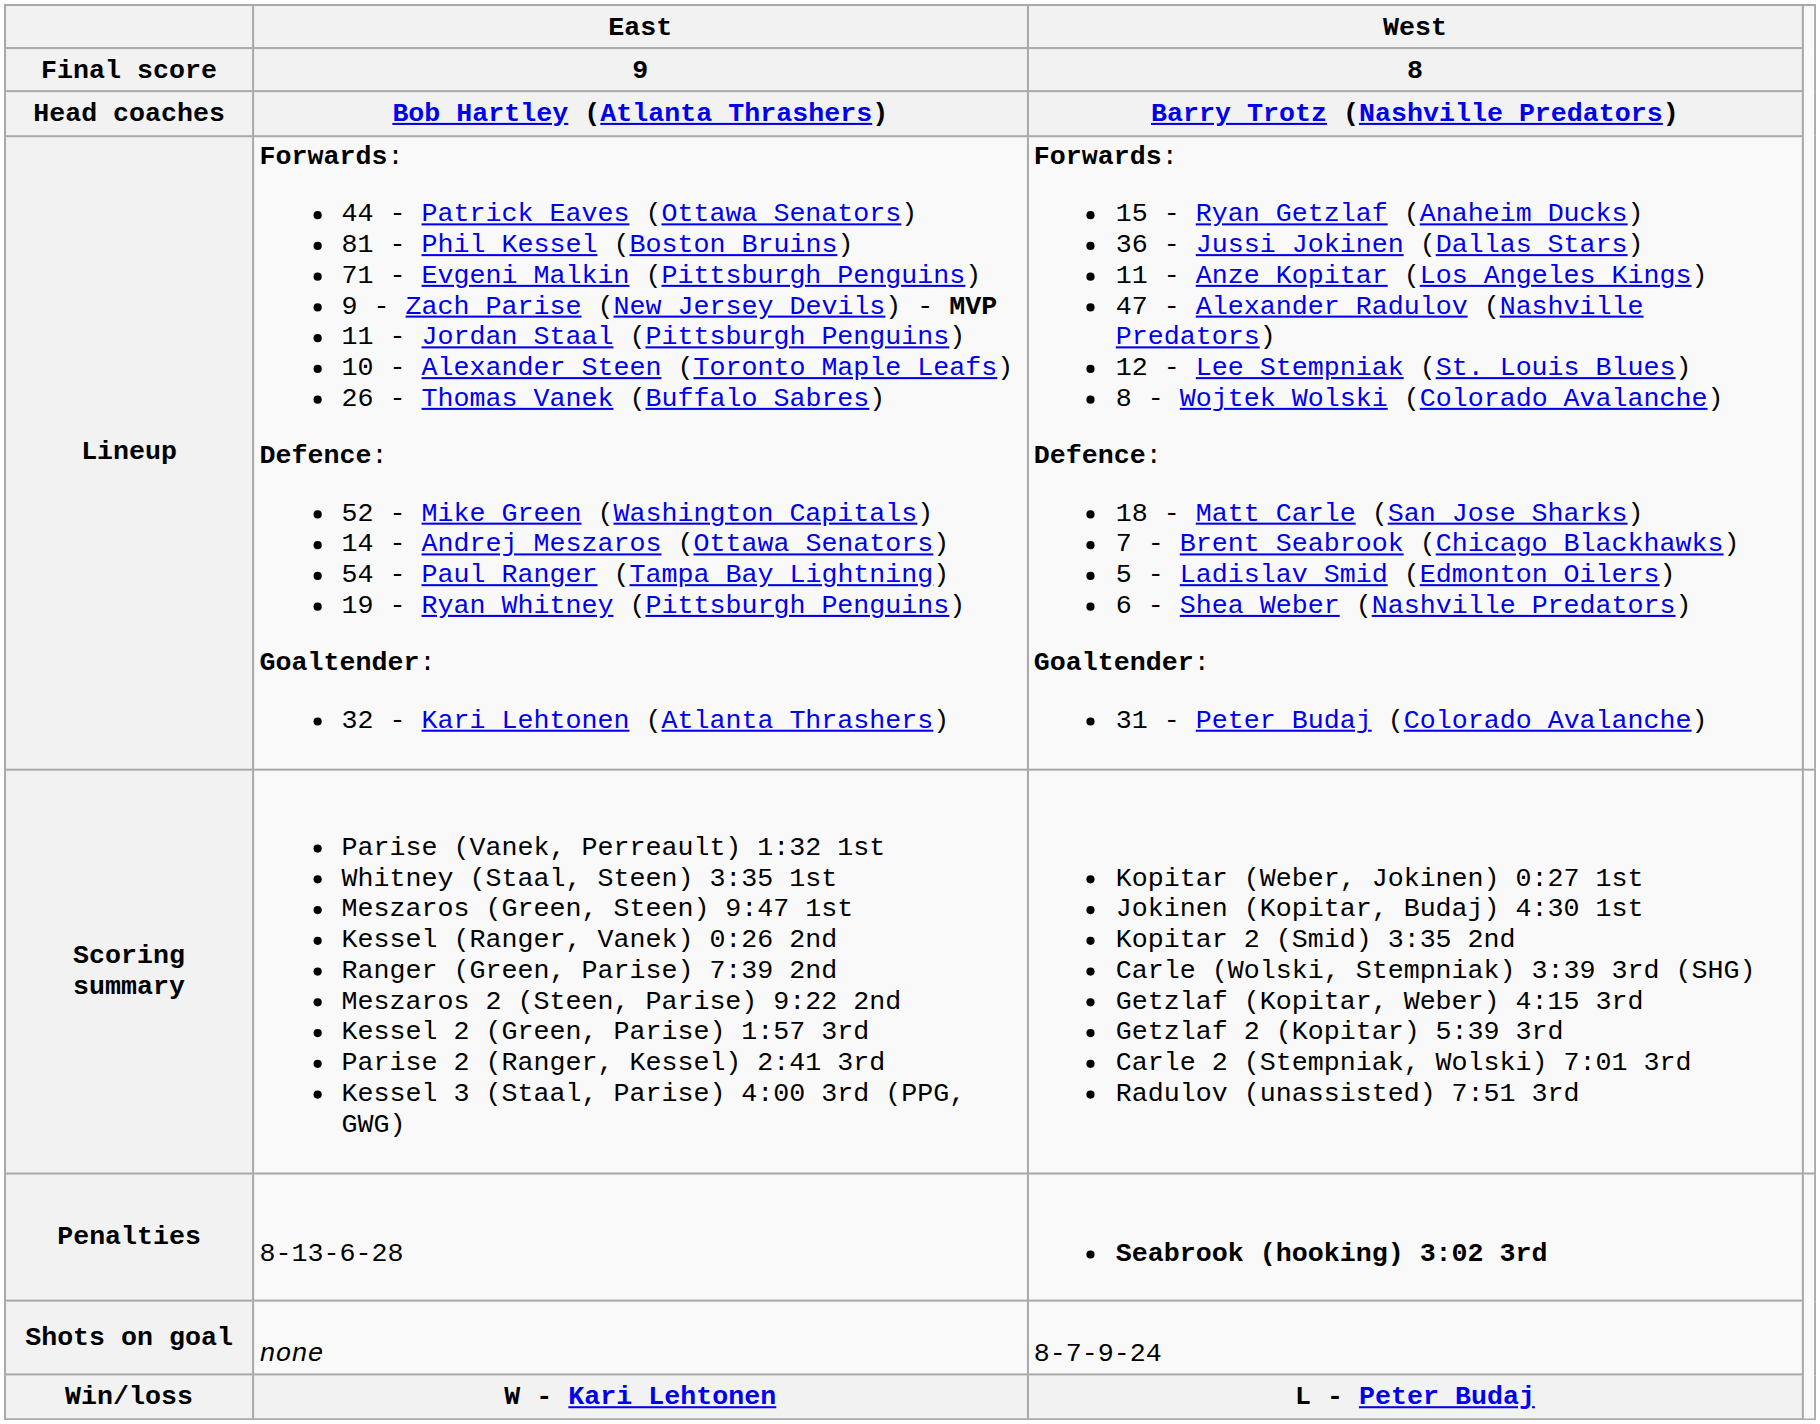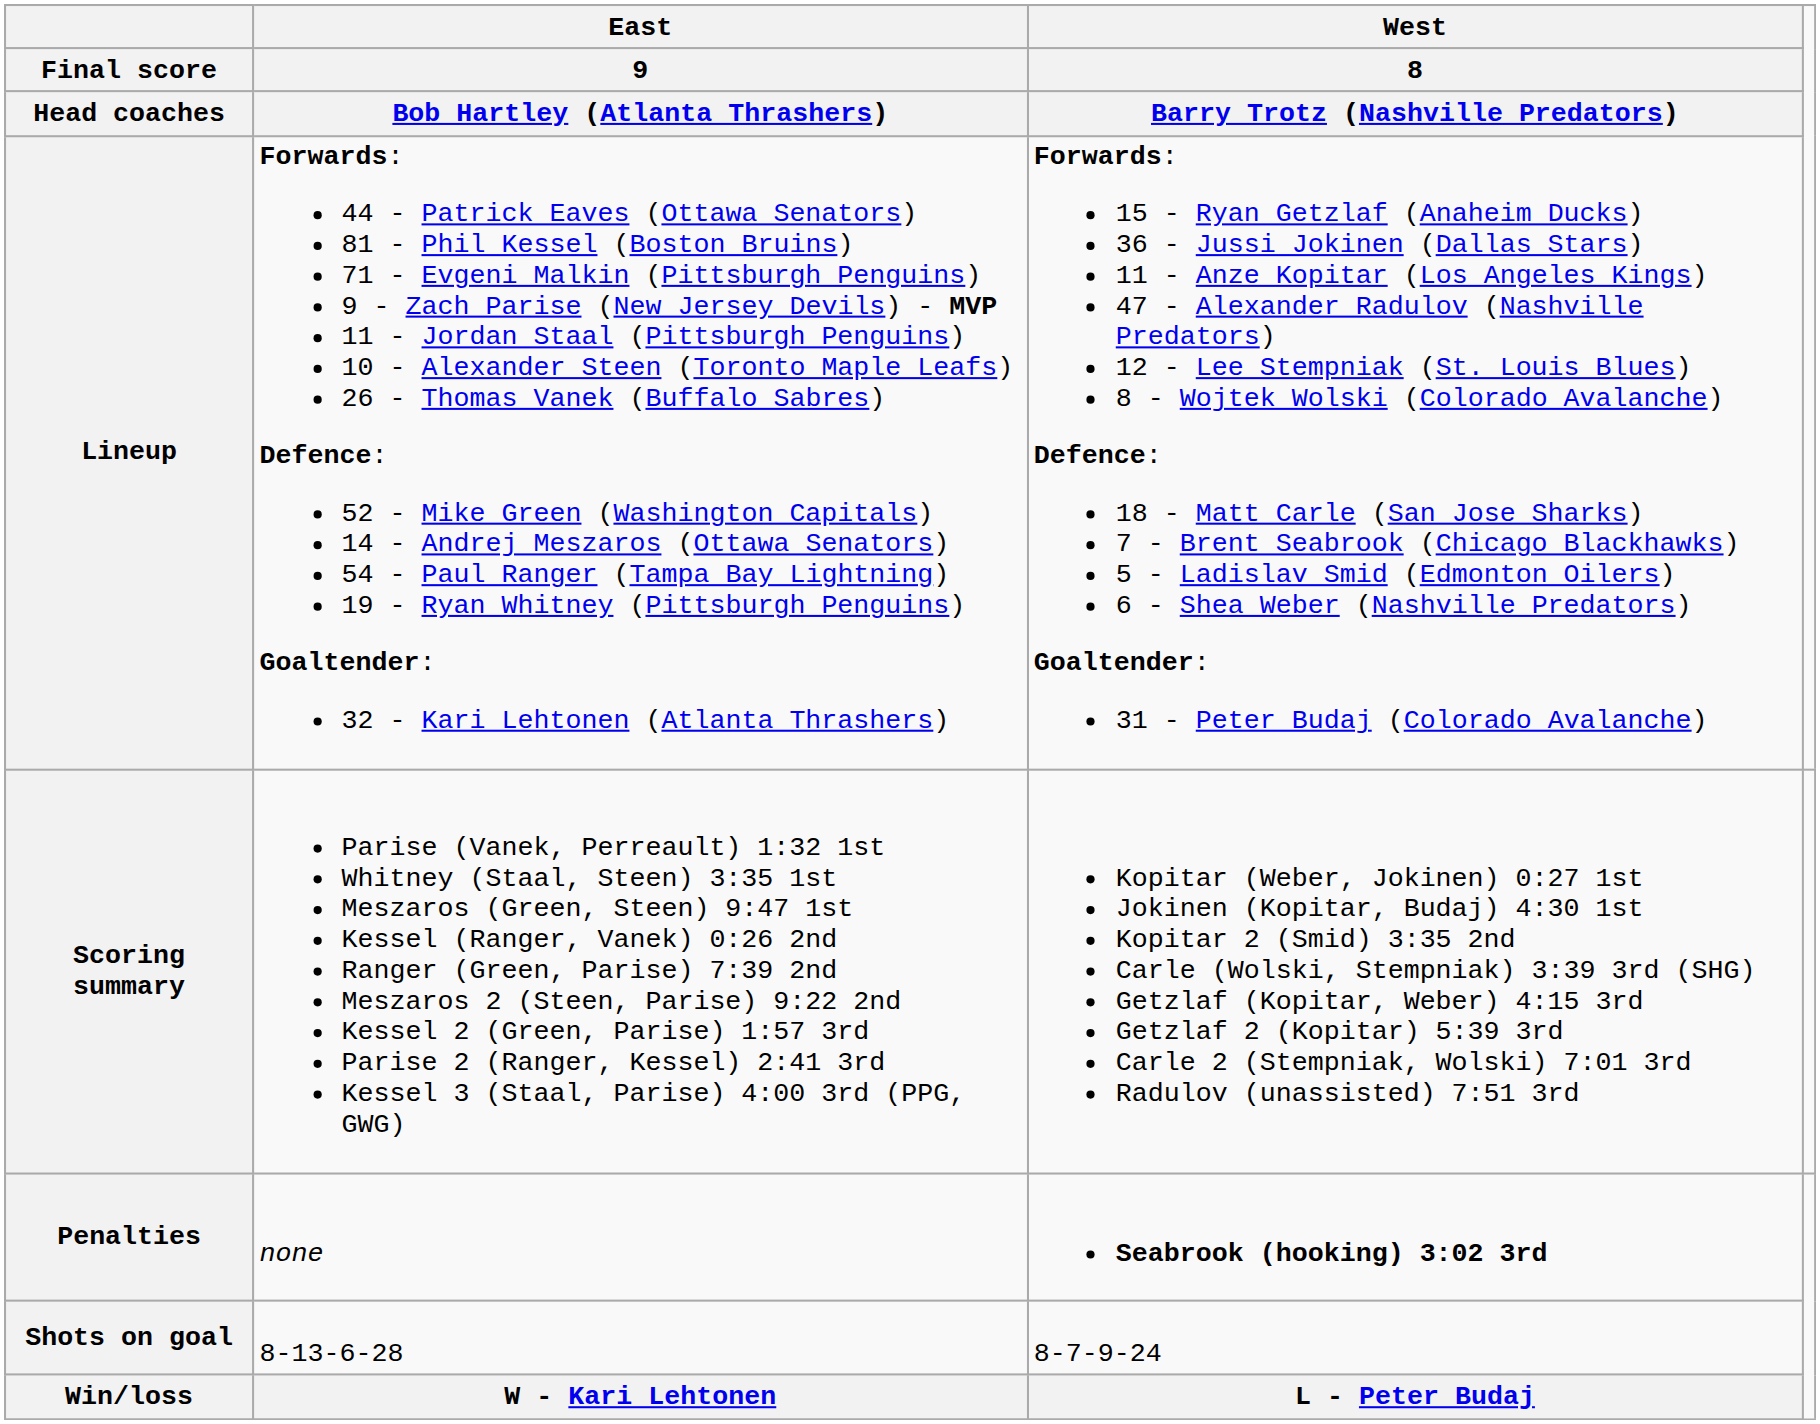(332, 1253) 8-13-6-28 -> (292, 1253) none
(292, 1353) none -> (332, 1353) 8-13-6-28
